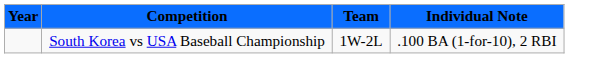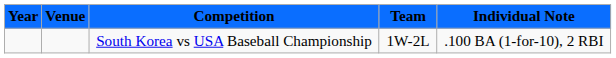+ column: (65, 16)
